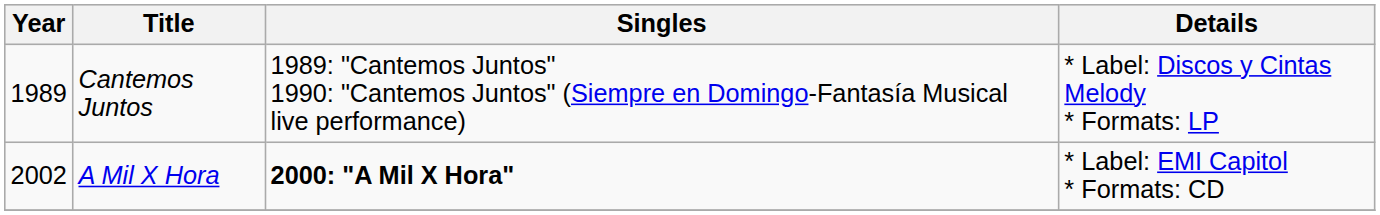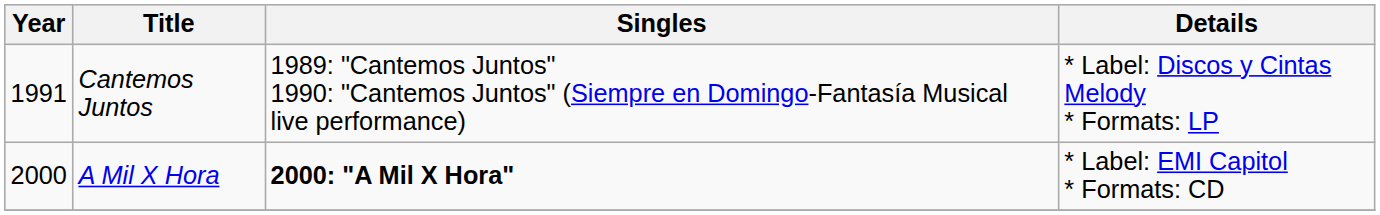(39, 93) 1989 -> (39, 93) 1991
(39, 175) 2002 -> (39, 175) 2000
